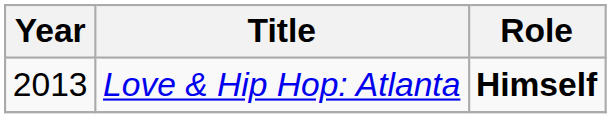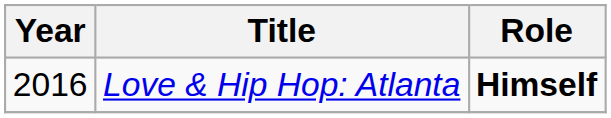(50, 84) 2013 -> (50, 84) 2016
